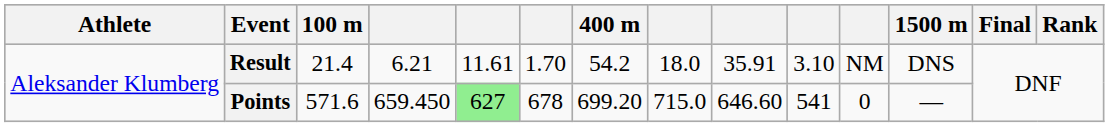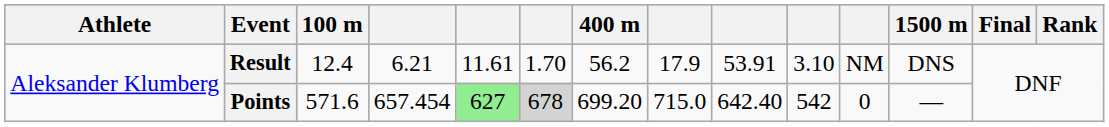(332, 63) 21.4 -> (332, 63) 12.4
(610, 63) 54.2 -> (610, 63) 56.2
(680, 63) 18.0 -> (680, 63) 17.9
(750, 63) 35.91 -> (750, 63) 53.91
(412, 102) 659.450 -> (412, 102) 657.454
(545, 102) no background -> (545, 102) lightgrey background
(750, 102) 646.60 -> (750, 102) 642.40
(814, 102) 541 -> (814, 102) 542
